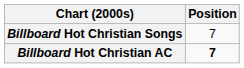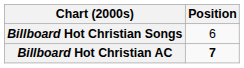(212, 33) 7 -> (212, 33) 6
